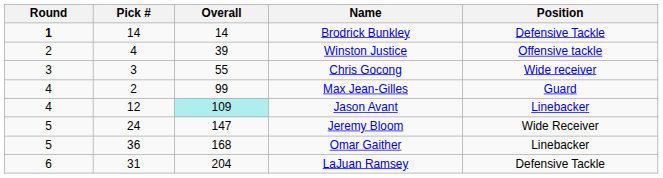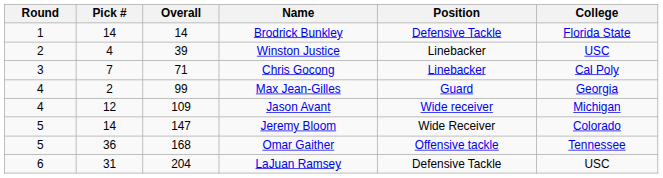+ column: (597, 13)
(49, 32) bold -> (40, 32) normal
(560, 51) Offensive tackle -> (457, 51) Linebacker
(134, 70) 3 -> (110, 70) 7
(221, 70) 55 -> (181, 70) 71
(560, 70) Wide receiver -> (457, 70) Linebacker
(221, 107) paleturquoise background -> (181, 107) no background
(560, 107) Linebacker -> (457, 107) Wide receiver
(134, 126) 24 -> (110, 126) 14
(560, 145) Linebacker -> (457, 145) Offensive tackle
